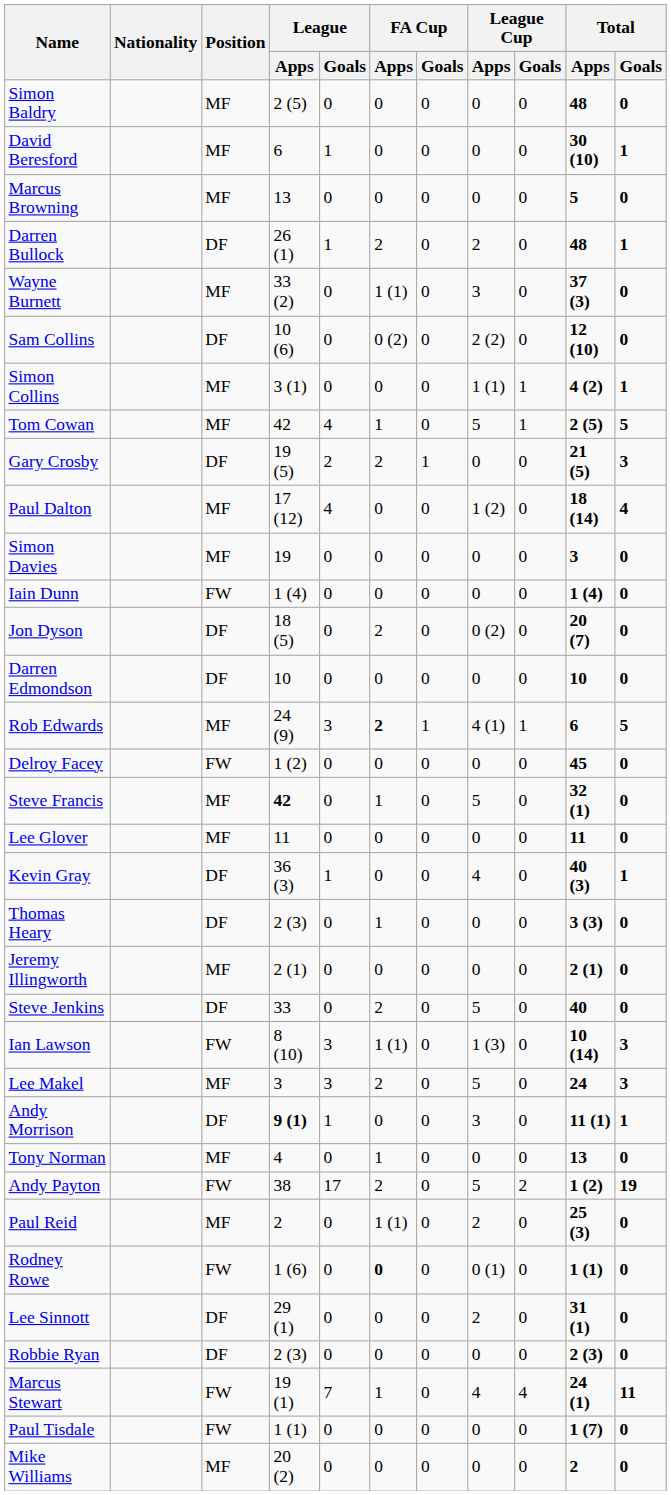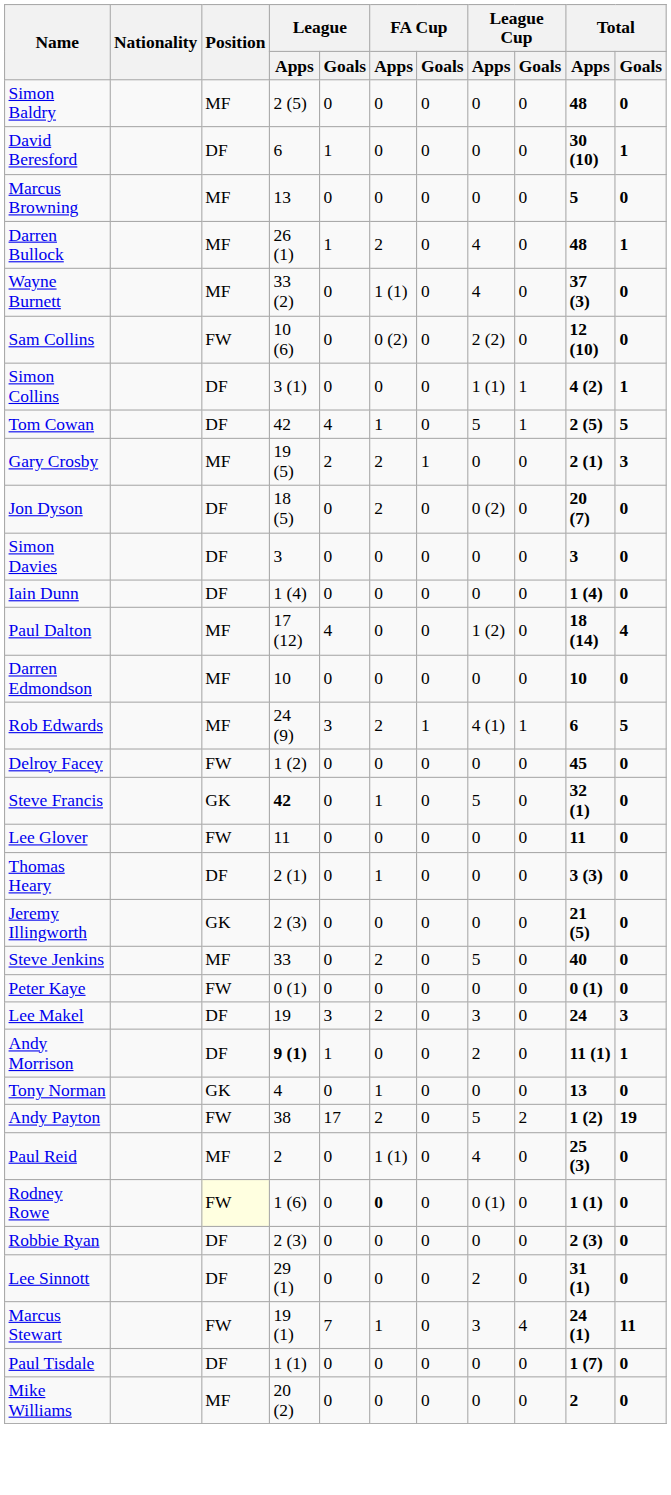(218, 150) MF -> (216, 150) DF
(216, 244) DF -> (218, 244) MF
(476, 244) 2 -> (476, 244) 4
(476, 292) 3 -> (476, 292) 4
(216, 339) DF -> (218, 339) FW
(218, 386) MF -> (216, 386) DF
(218, 424) MF -> (216, 424) DF
(216, 461) DF -> (218, 461) MF
(580, 461) 21 (5) -> (586, 461) 2 (1)
rows swapped: (50, 508) <-> (46, 631)
(218, 556) MF -> (216, 556) DF
(282, 556) 19 -> (278, 556) 3
(218, 593) FW -> (216, 593) DF
(216, 678) DF -> (218, 678) MF
(379, 725) bold -> (379, 725) normal
(218, 800) MF -> (218, 800) GK
(218, 838) MF -> (218, 838) FW
- row: (49, 875)
(290, 922) 2 (3) -> (290, 875) 2 (1)
(218, 970) MF -> (218, 922) GK
(290, 970) 2 (1) -> (290, 922) 2 (3)
(586, 970) 2 (1) -> (580, 922) 21 (5)
(216, 1007) DF -> (218, 960) MF
+ row: (47, 988)
- row: (49, 1045)
(218, 1082) MF -> (216, 1015) DF
(278, 1082) 3 -> (282, 1015) 19
(476, 1082) 5 -> (476, 1015) 3
(476, 1120) 3 -> (476, 1053) 2
(218, 1157) MF -> (218, 1090) GK
(476, 1222) 2 -> (476, 1155) 4
(218, 1269) no background -> (218, 1203) lightyellow background
rows swapped: (54, 1354) <-> (49, 1317)
(476, 1392) 4 -> (476, 1325) 3
(218, 1429) FW -> (216, 1362) DF
